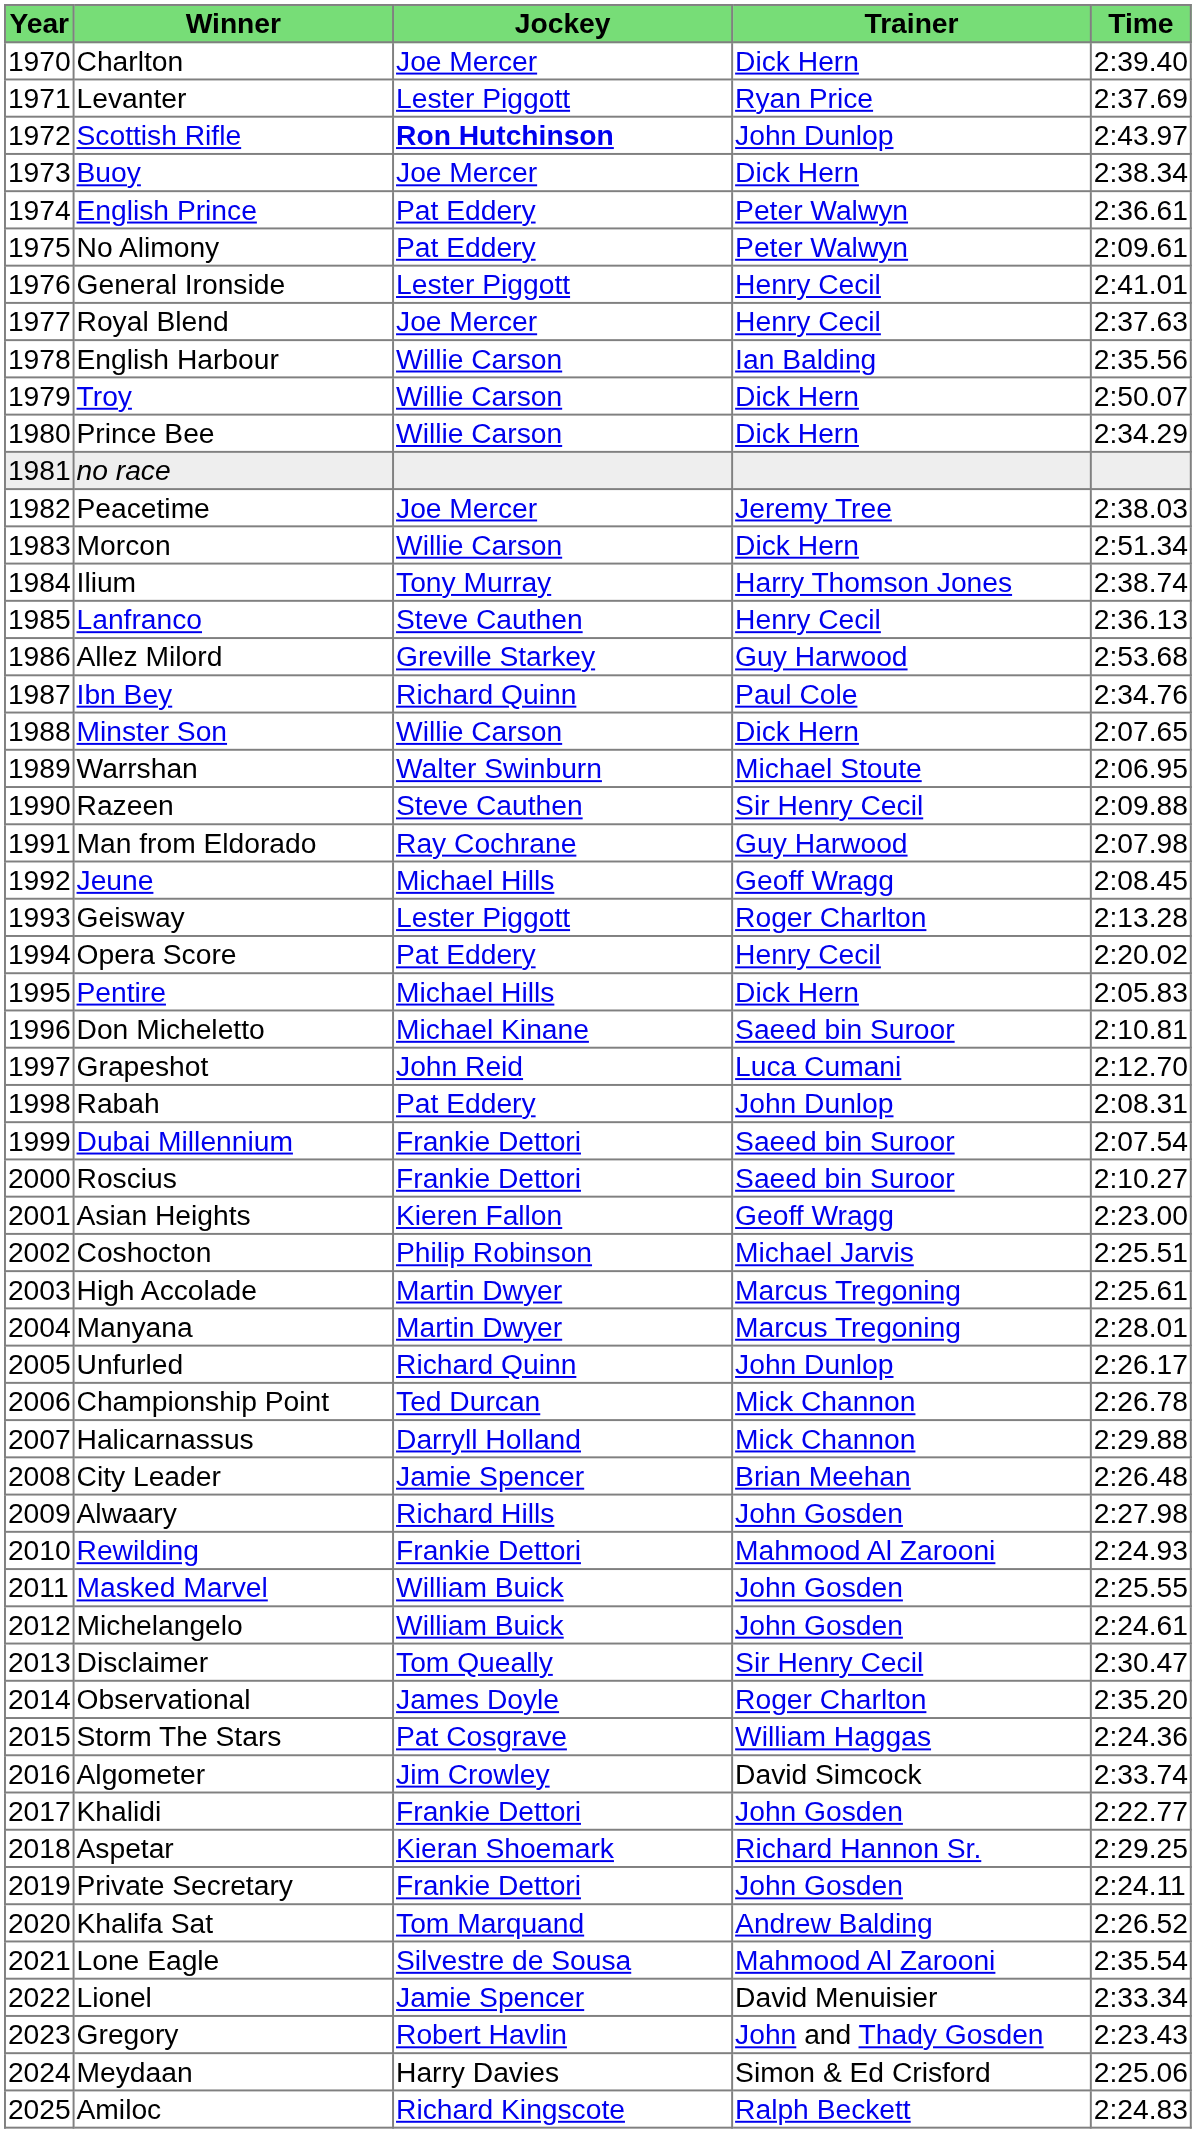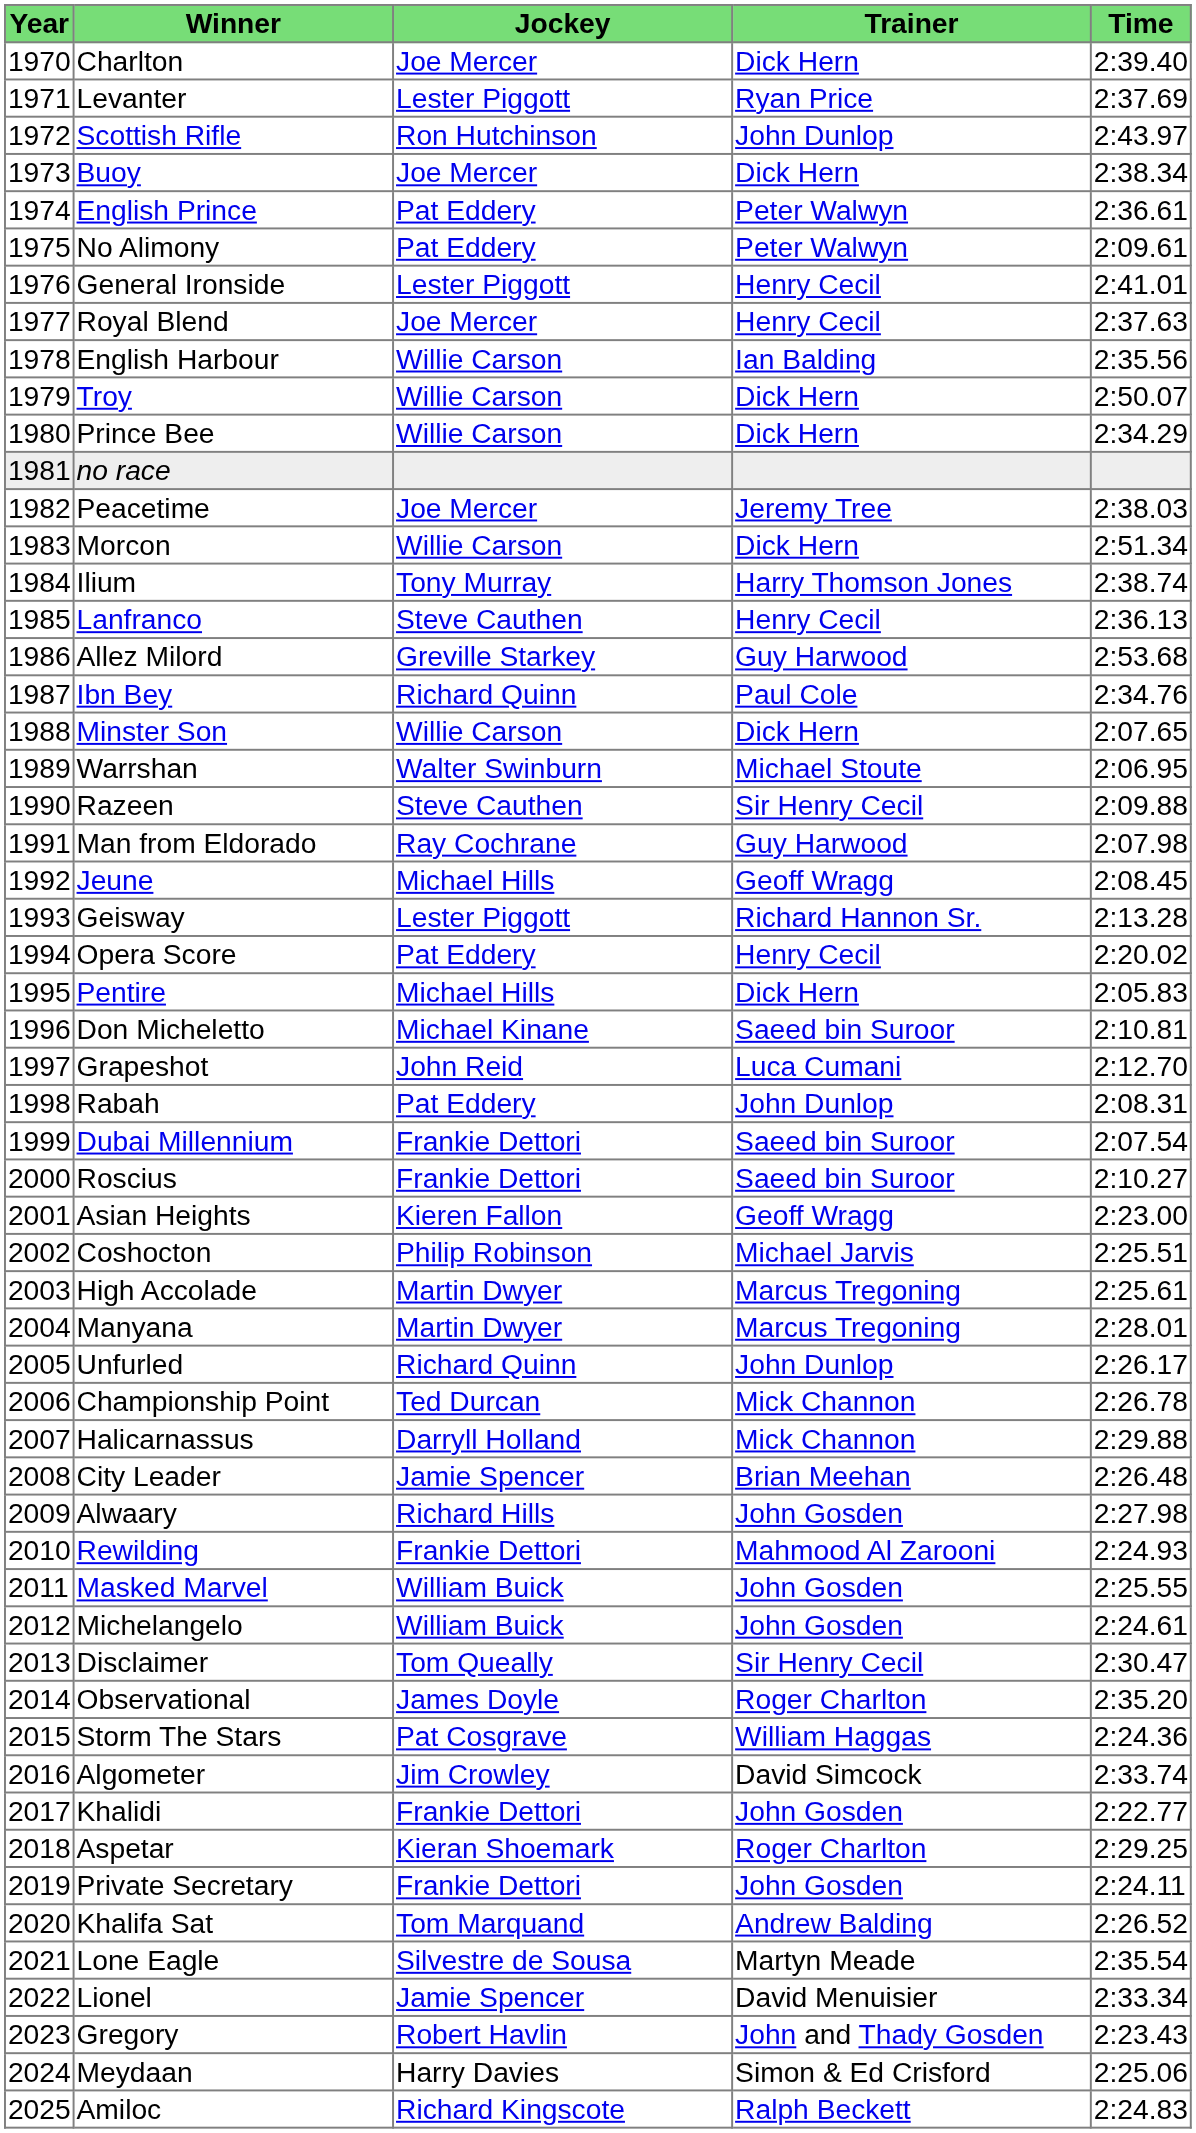(505, 135) bold -> (496, 135) normal
(831, 917) Roger Charlton -> (858, 917) Richard Hannon Sr.
(858, 1848) Richard Hannon Sr. -> (831, 1848) Roger Charlton
(865, 1960) Mahmood Al Zarooni -> (825, 1960) Martyn Meade
